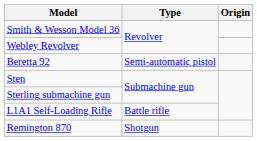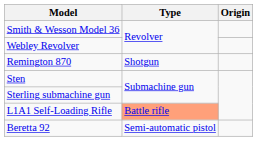rows swapped: (28, 62) <-> (39, 128)
(147, 111) no background -> (147, 111) lightsalmon background
